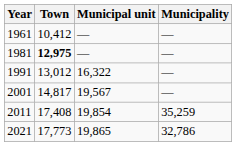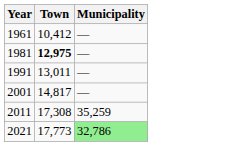- column: (116, 14)
(54, 72) 13,012 -> (54, 72) 13,011
(54, 111) 17,408 -> (54, 111) 17,308
(178, 131) no background -> (94, 131) lightgreen background
